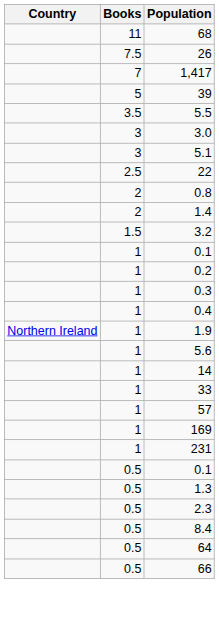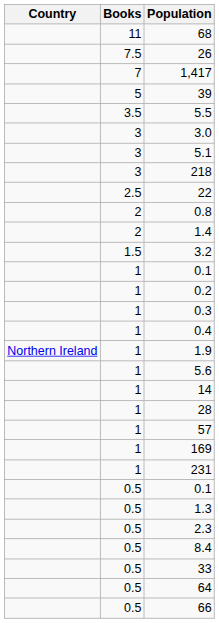+ row: (138, 172)
+ row: (138, 410)
- row: (138, 390)
+ row: (133, 568)
